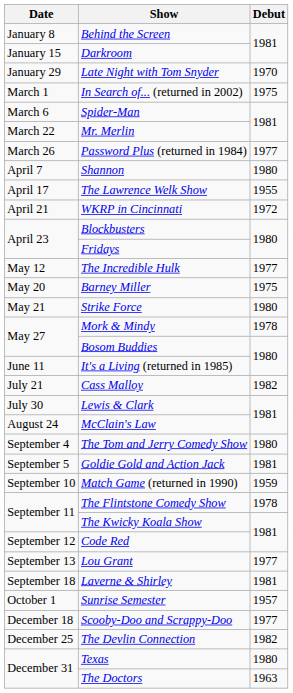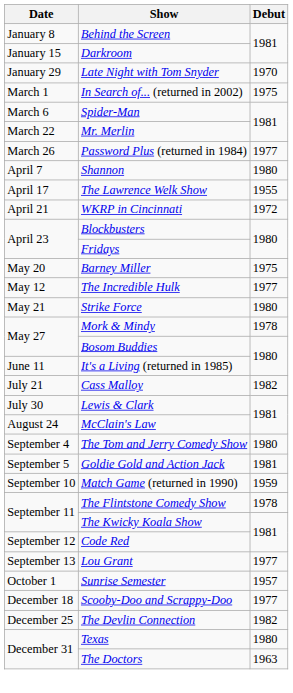rows swapped: (130, 268) <-> (116, 287)
- row: (126, 580)
